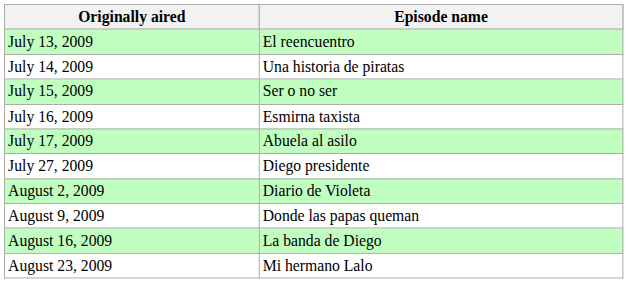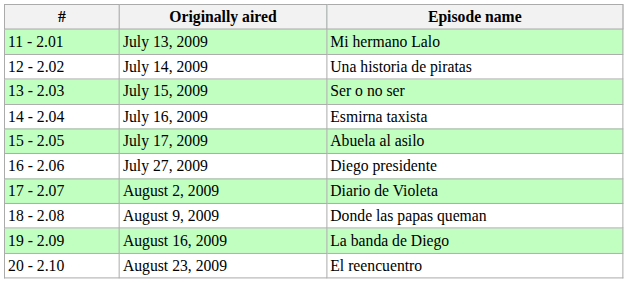+ column: (62, 16)
(309, 41) El reencuentro -> (385, 41) Mi hermano Lalo
(318, 265) Mi hermano Lalo -> (376, 265) El reencuentro
